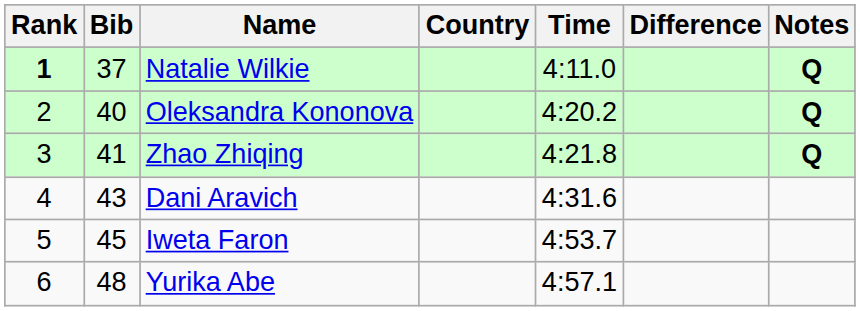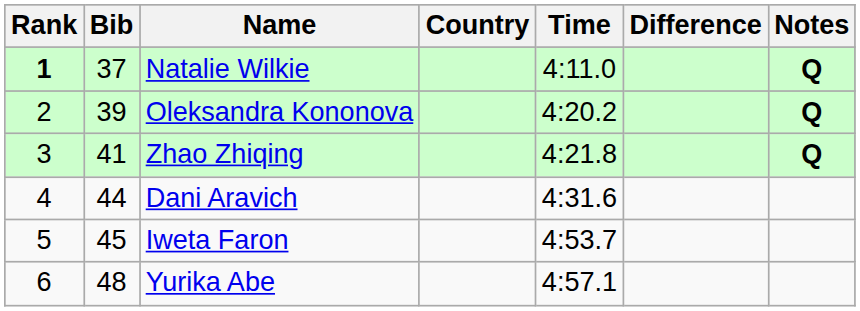(111, 111) 40 -> (111, 111) 39
(111, 197) 43 -> (111, 197) 44
